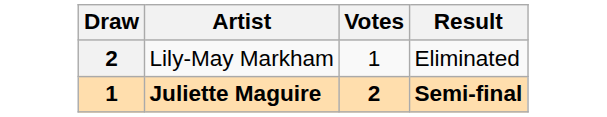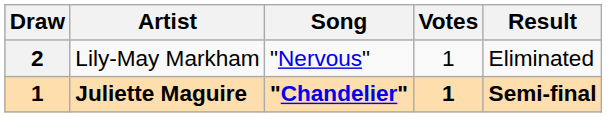+ column: (339, 22)
(374, 93) 2 -> (448, 93) 1
